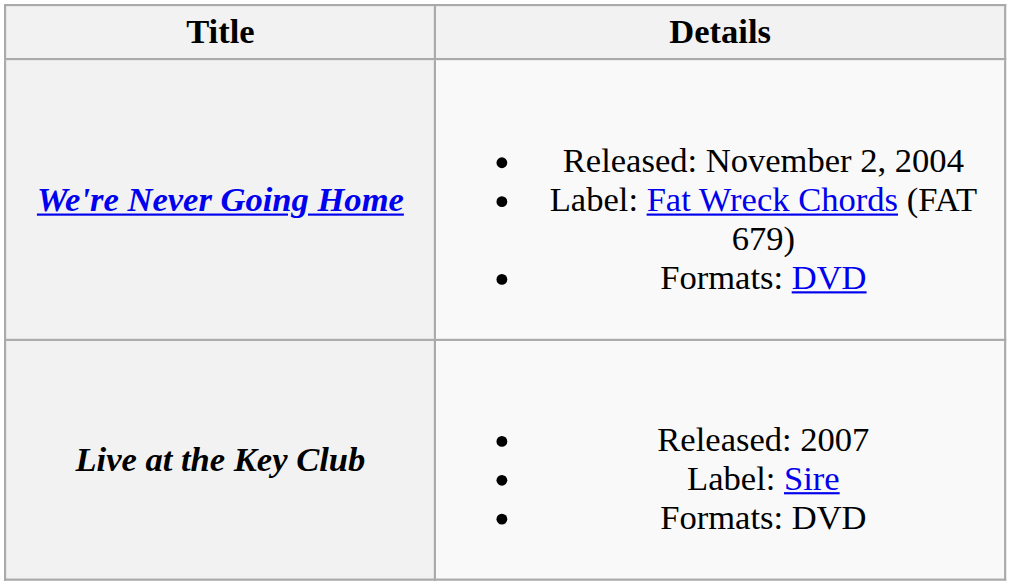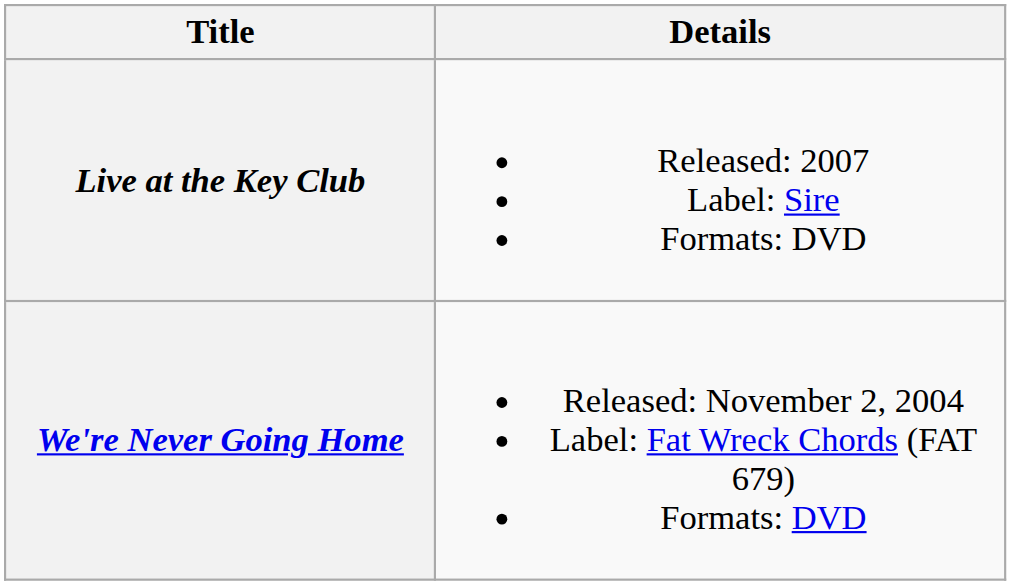rows swapped: (220, 199) <-> (220, 459)
